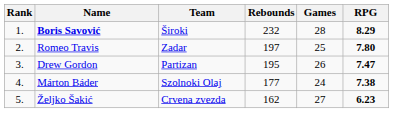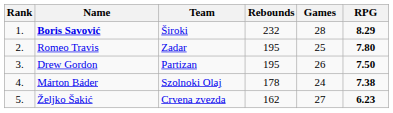(271, 47) 197 -> (271, 47) 195
(366, 64) 7.47 -> (366, 64) 7.50
(271, 82) 177 -> (271, 82) 178
